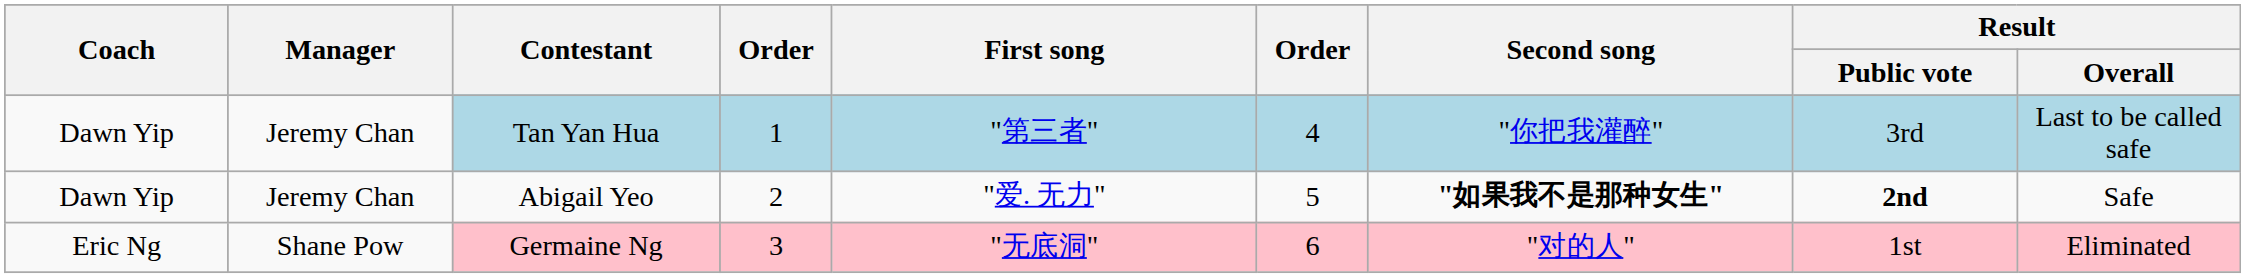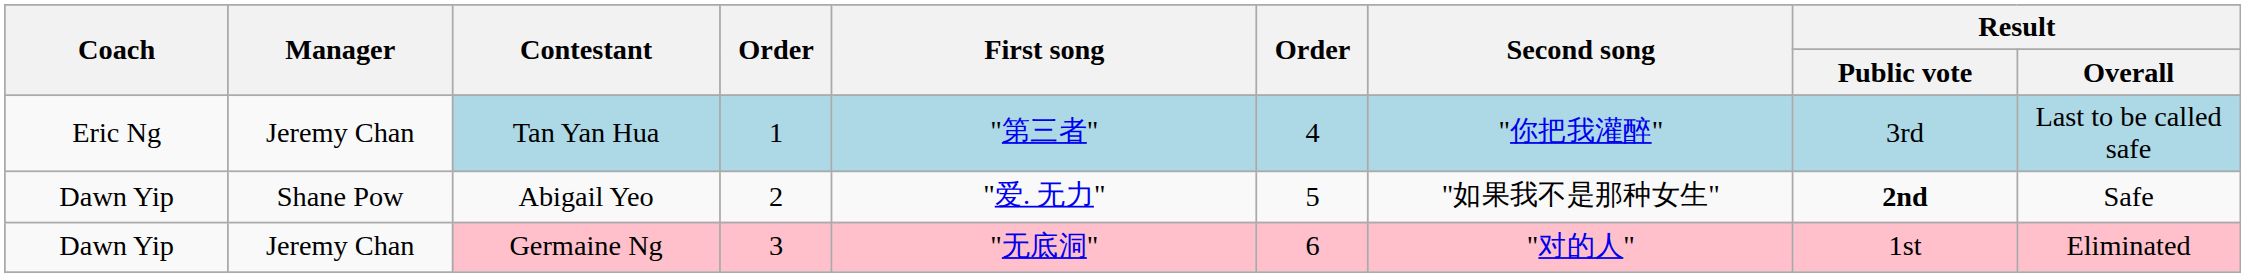(117, 132) Dawn Yip -> (117, 132) Eric Ng
(340, 196) Jeremy Chan -> (340, 196) Shane Pow
(1581, 195) bold -> (1581, 195) normal
(117, 246) Eric Ng -> (117, 246) Dawn Yip
(340, 246) Shane Pow -> (340, 246) Jeremy Chan
